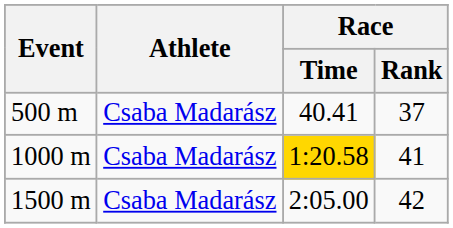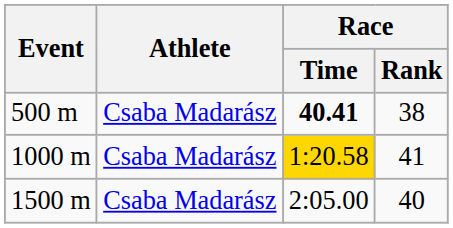(329, 113) normal -> (329, 113) bold
(412, 113) 37 -> (412, 113) 38
(412, 200) 42 -> (412, 200) 40
